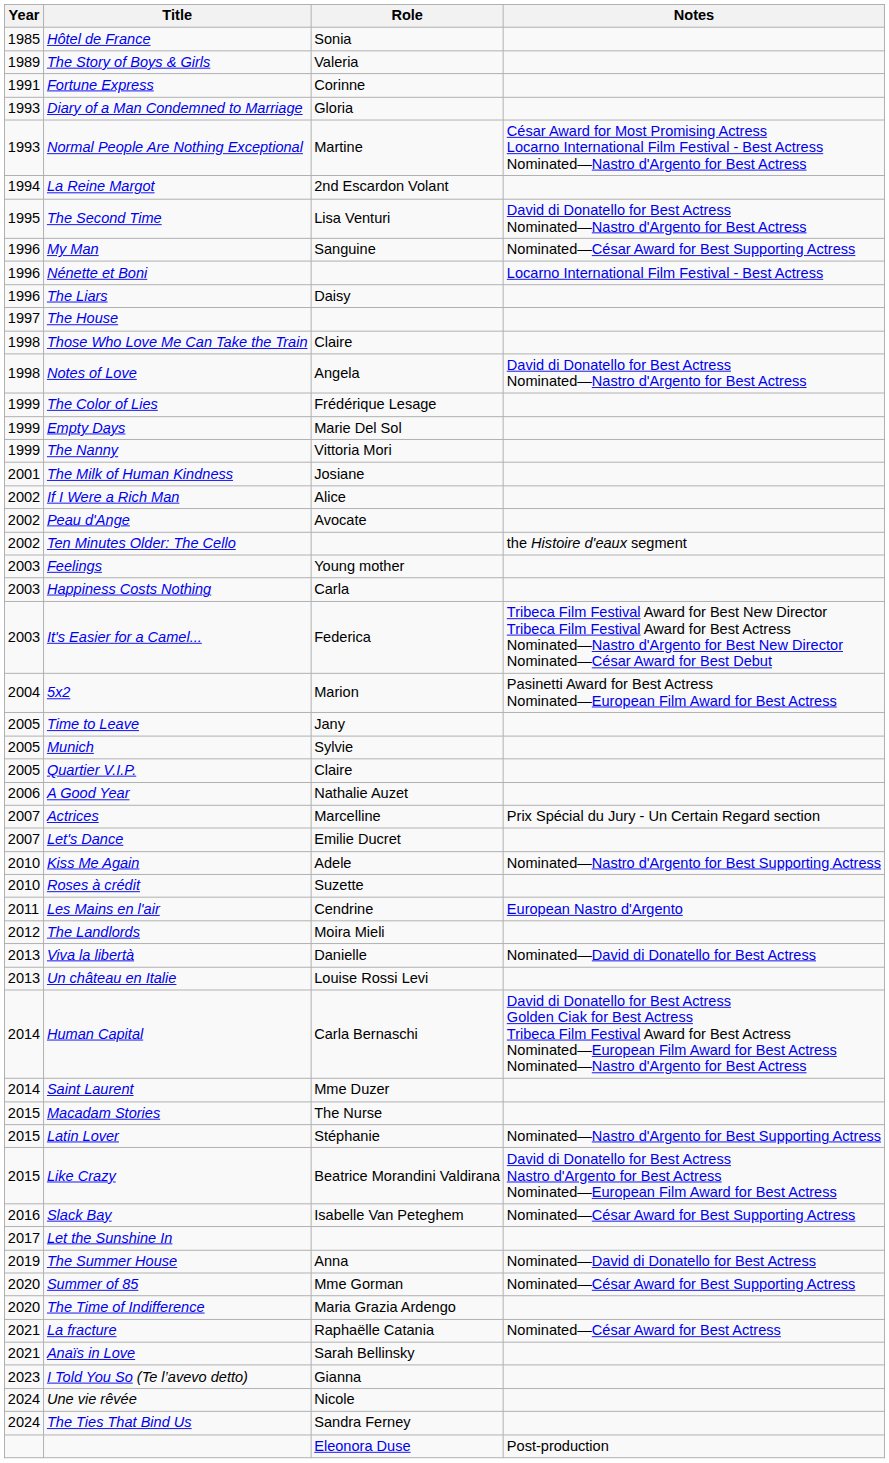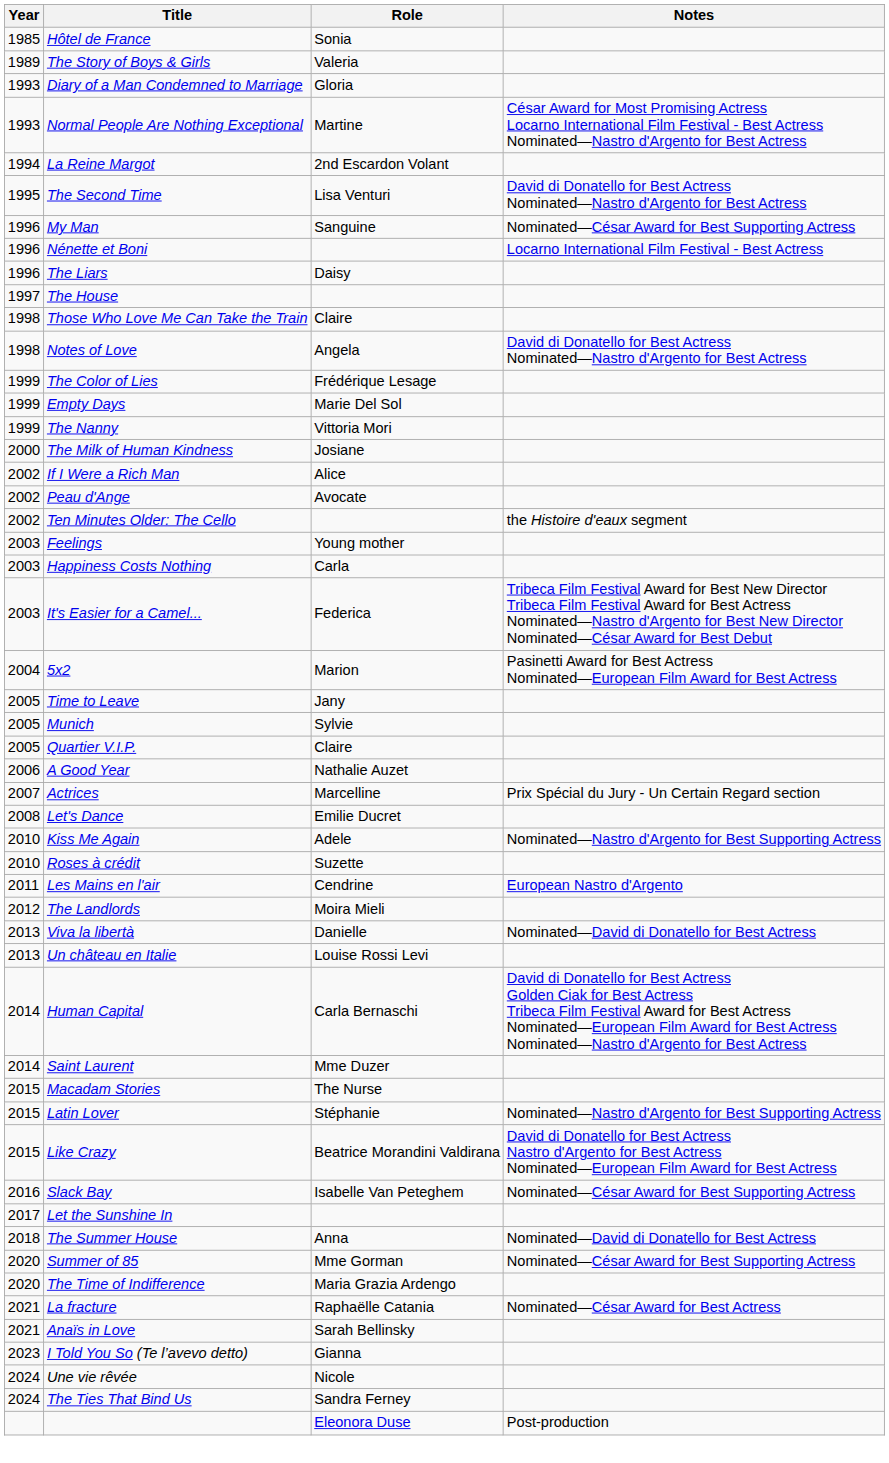- row: (100, 85)
(24, 474) 2001 -> (24, 451) 2000
(24, 839) 2007 -> (24, 816) 2008
(24, 1261) 2019 -> (24, 1238) 2018
